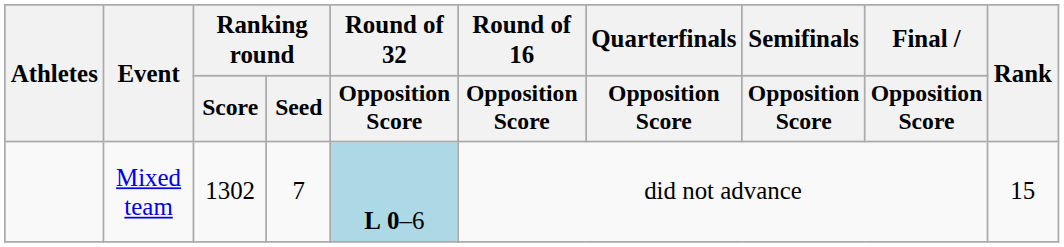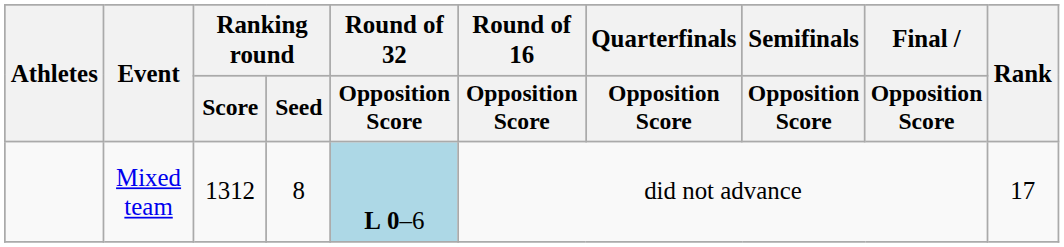(230, 191) 1302 -> (230, 191) 1312
(299, 191) 7 -> (299, 191) 8
(1023, 191) 15 -> (1023, 191) 17
